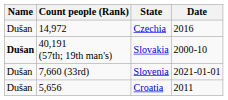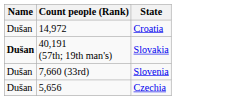- column: (197, 12)
(150, 28) Czechia -> (148, 28) Croatia
(148, 87) Croatia -> (150, 87) Czechia
